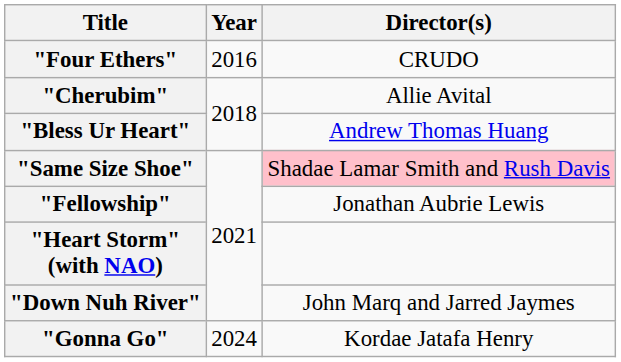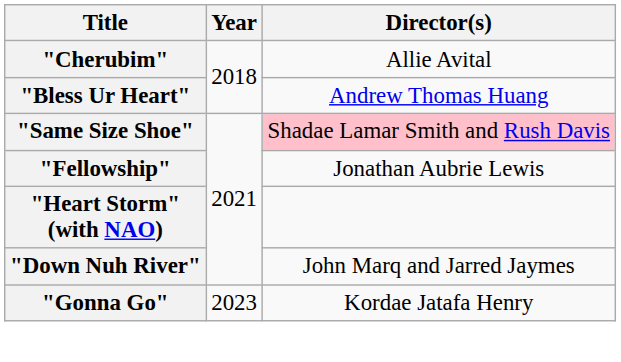- row: (105, 58)
(234, 338) 2024 -> (234, 302) 2023
